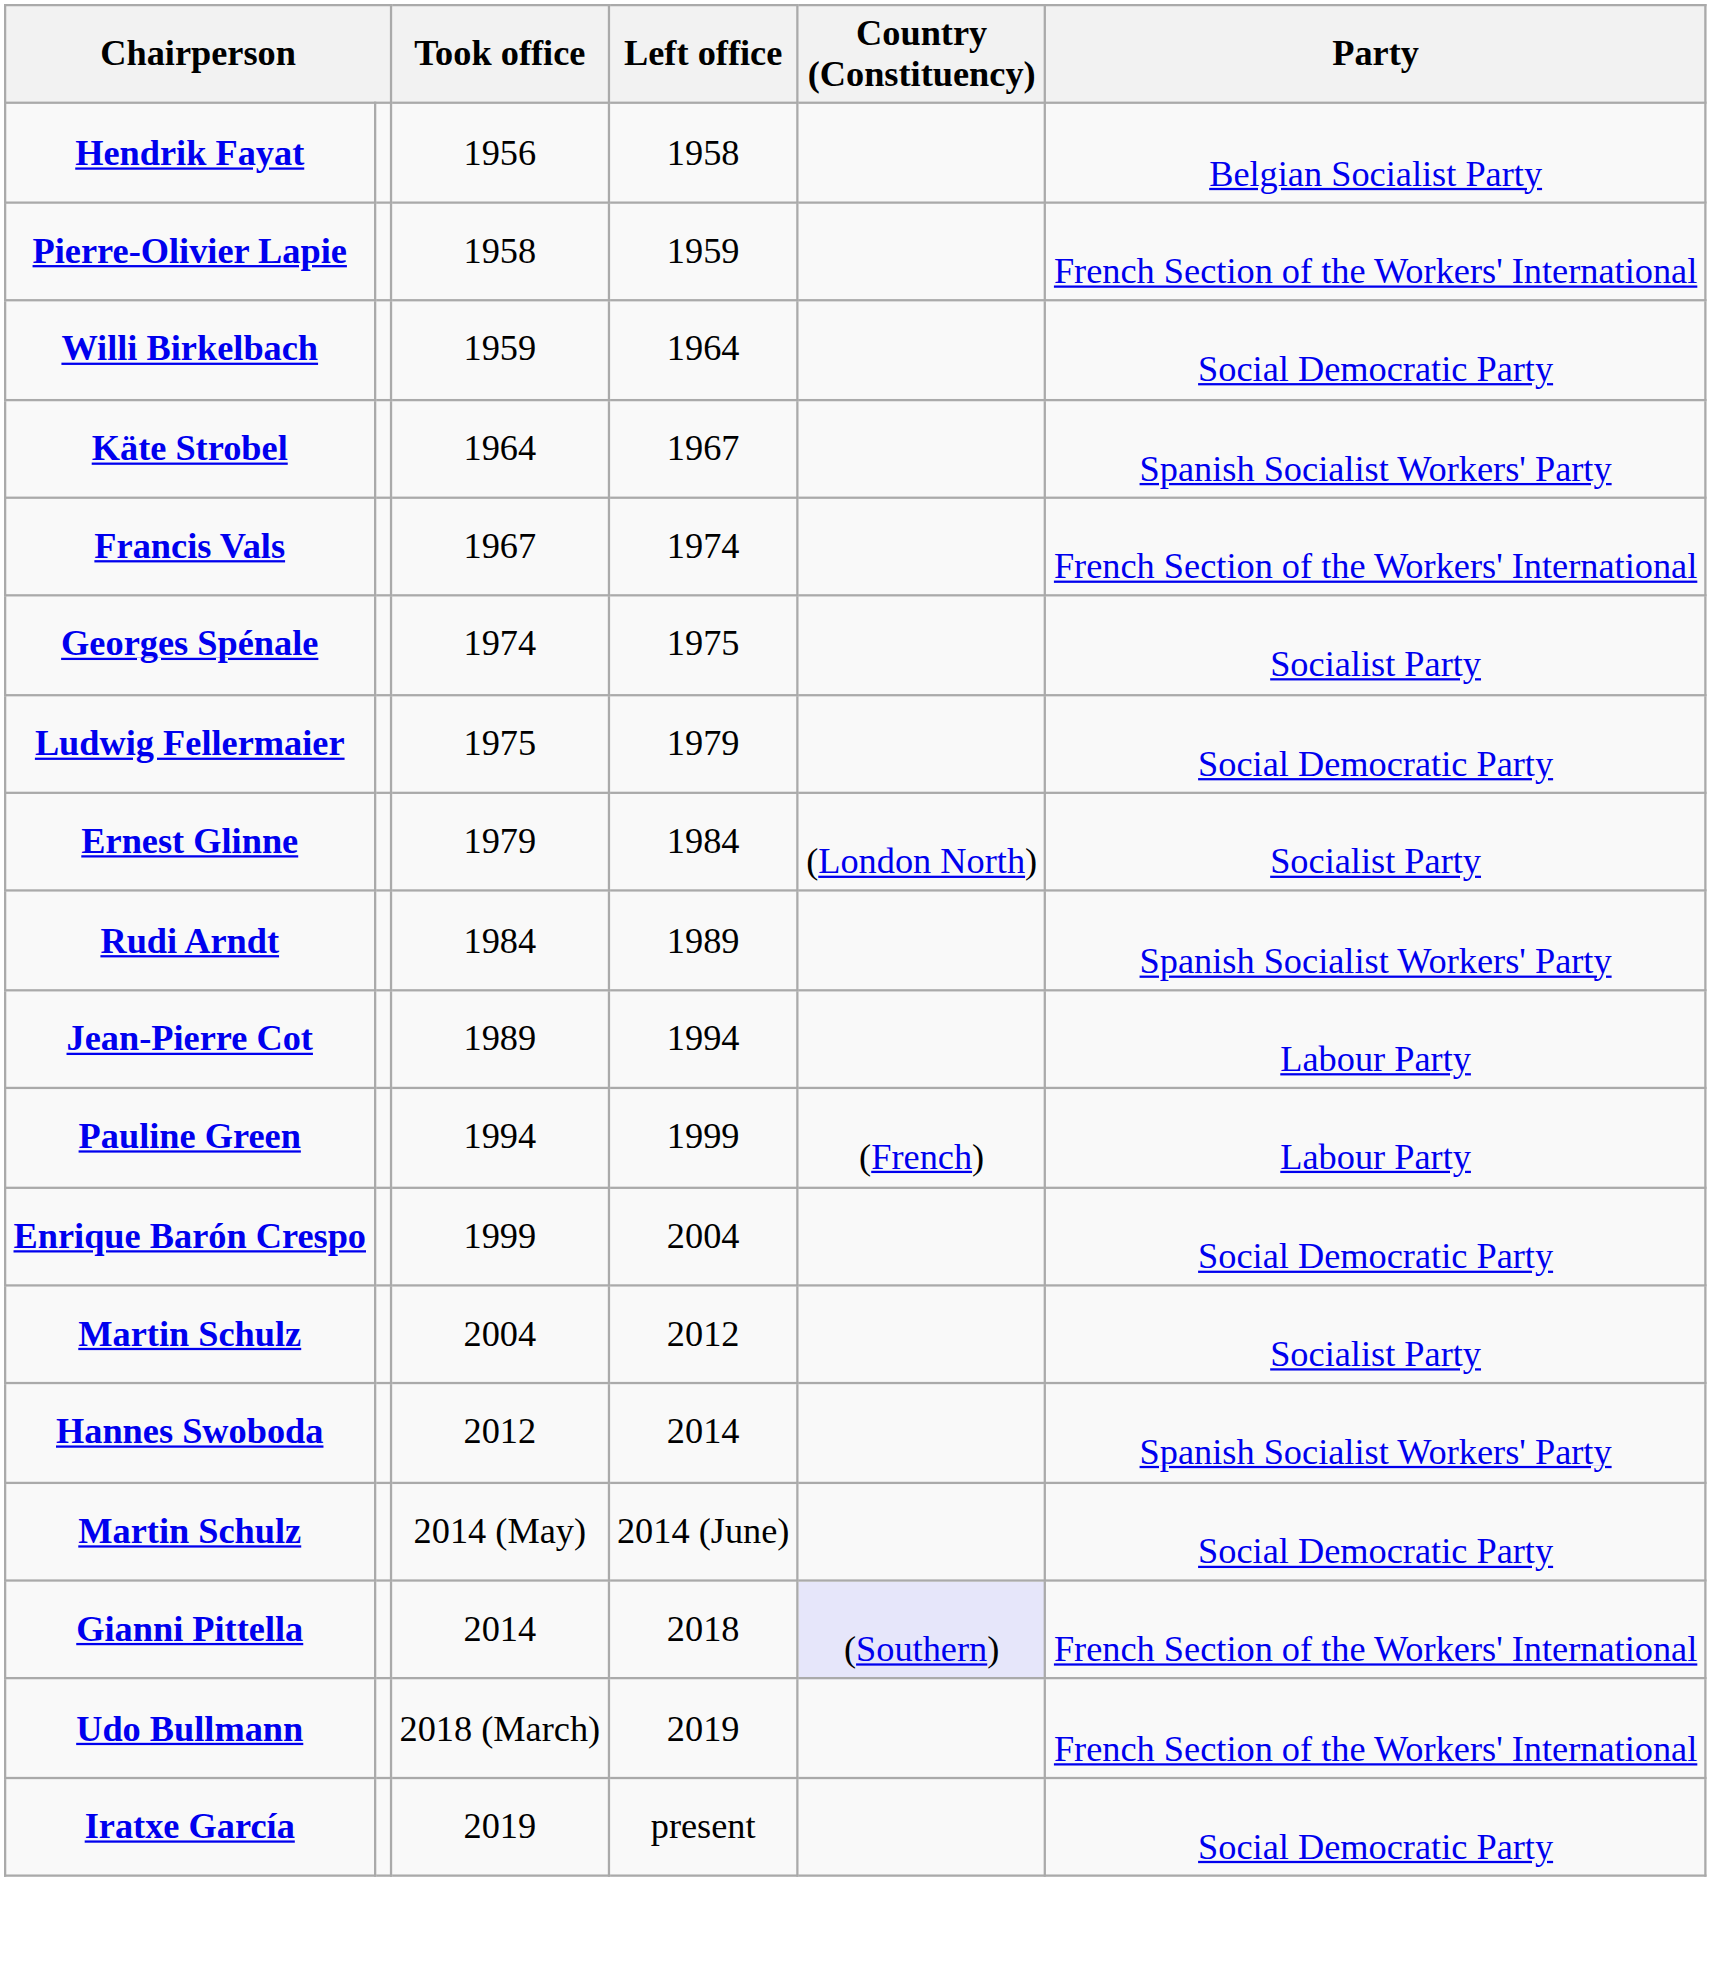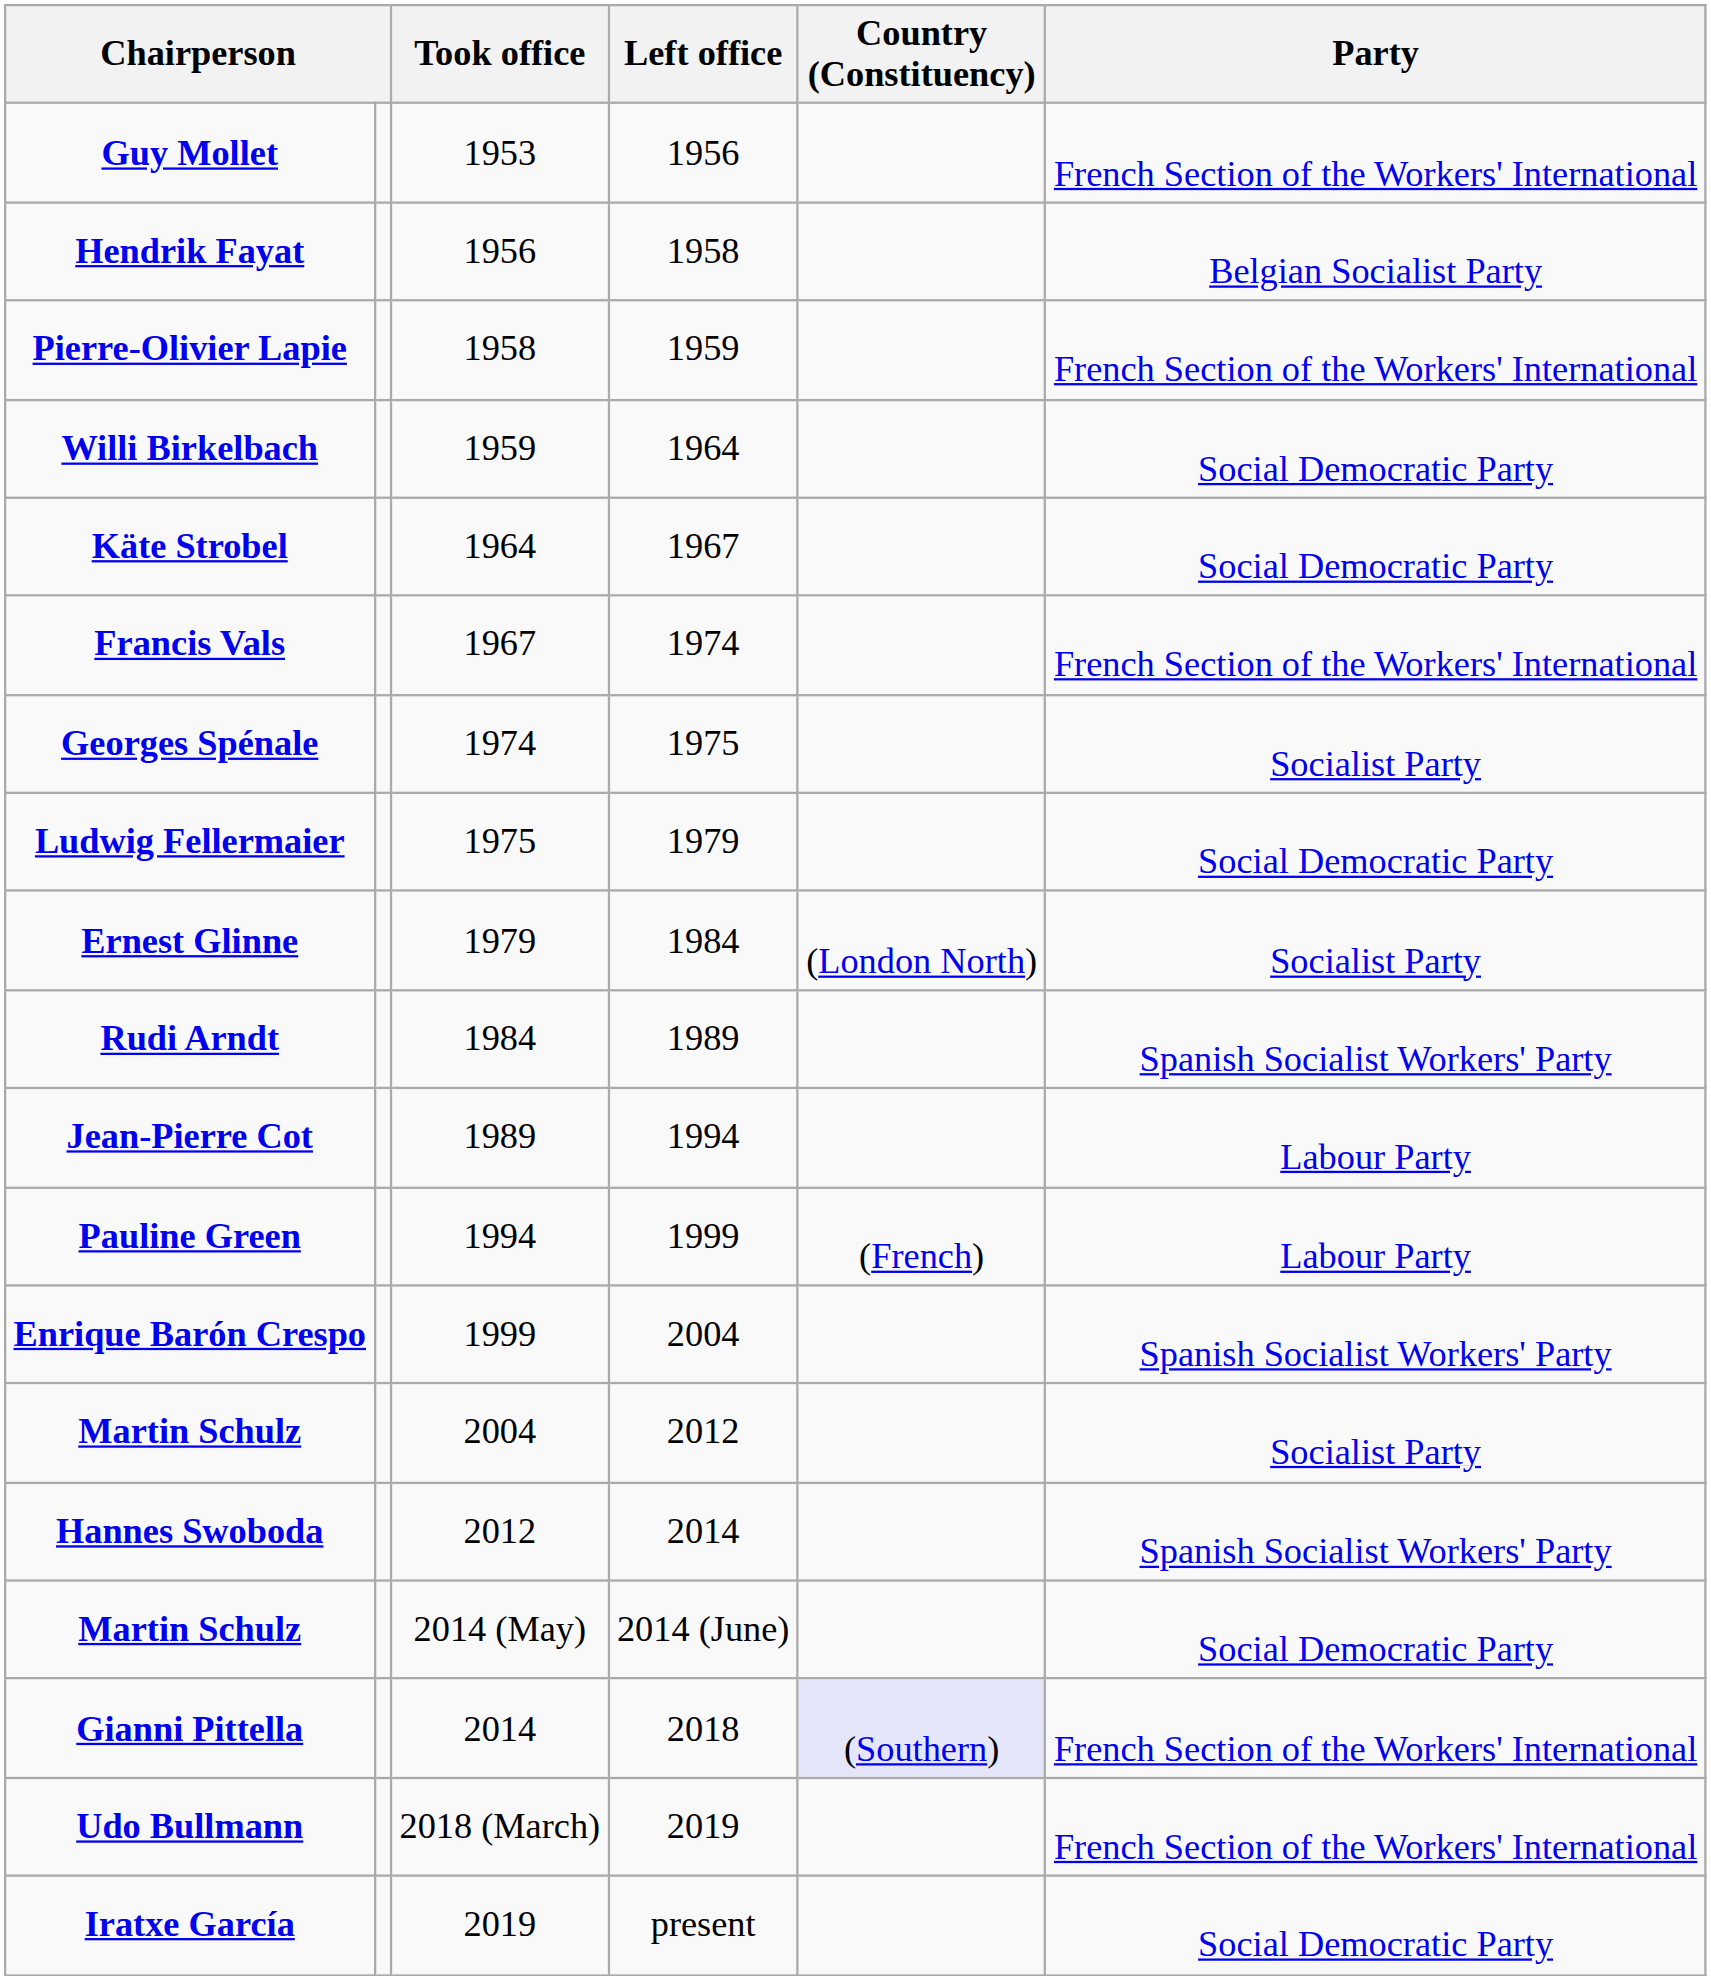+ row: (190, 152)
(1376, 468) Spanish Socialist Workers' Party -> (1376, 566) Social Democratic Party
(1376, 1255) Social Democratic Party -> (1376, 1354) Spanish Socialist Workers' Party
